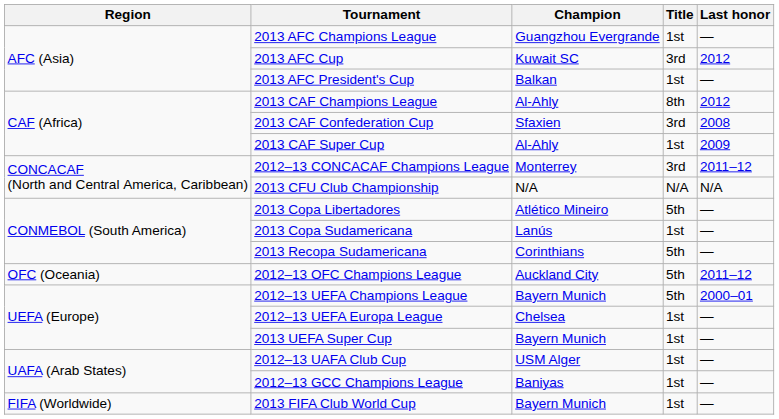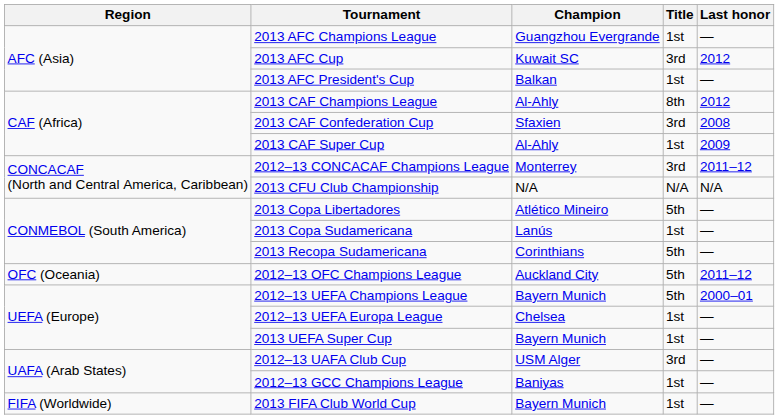(675, 360) 1st -> (676, 360) 3rd
